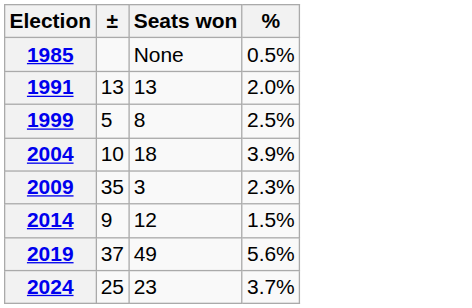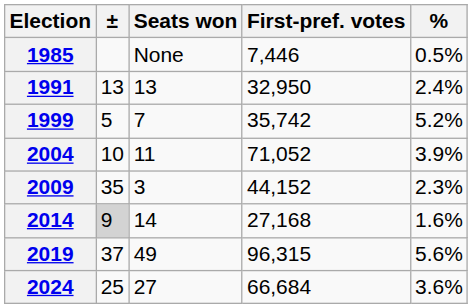+ column: (326, 21)
(271, 87) 2.0% -> (439, 87) 2.4%
(139, 120) 8 -> (139, 120) 7
(271, 120) 2.5% -> (439, 120) 5.2%
(145, 154) 18 -> (145, 154) 11
(107, 220) no background -> (107, 220) lightgrey background
(145, 220) 12 -> (145, 220) 14
(271, 220) 1.5% -> (439, 220) 1.6%
(145, 287) 23 -> (145, 287) 27
(271, 287) 3.7% -> (439, 287) 3.6%
